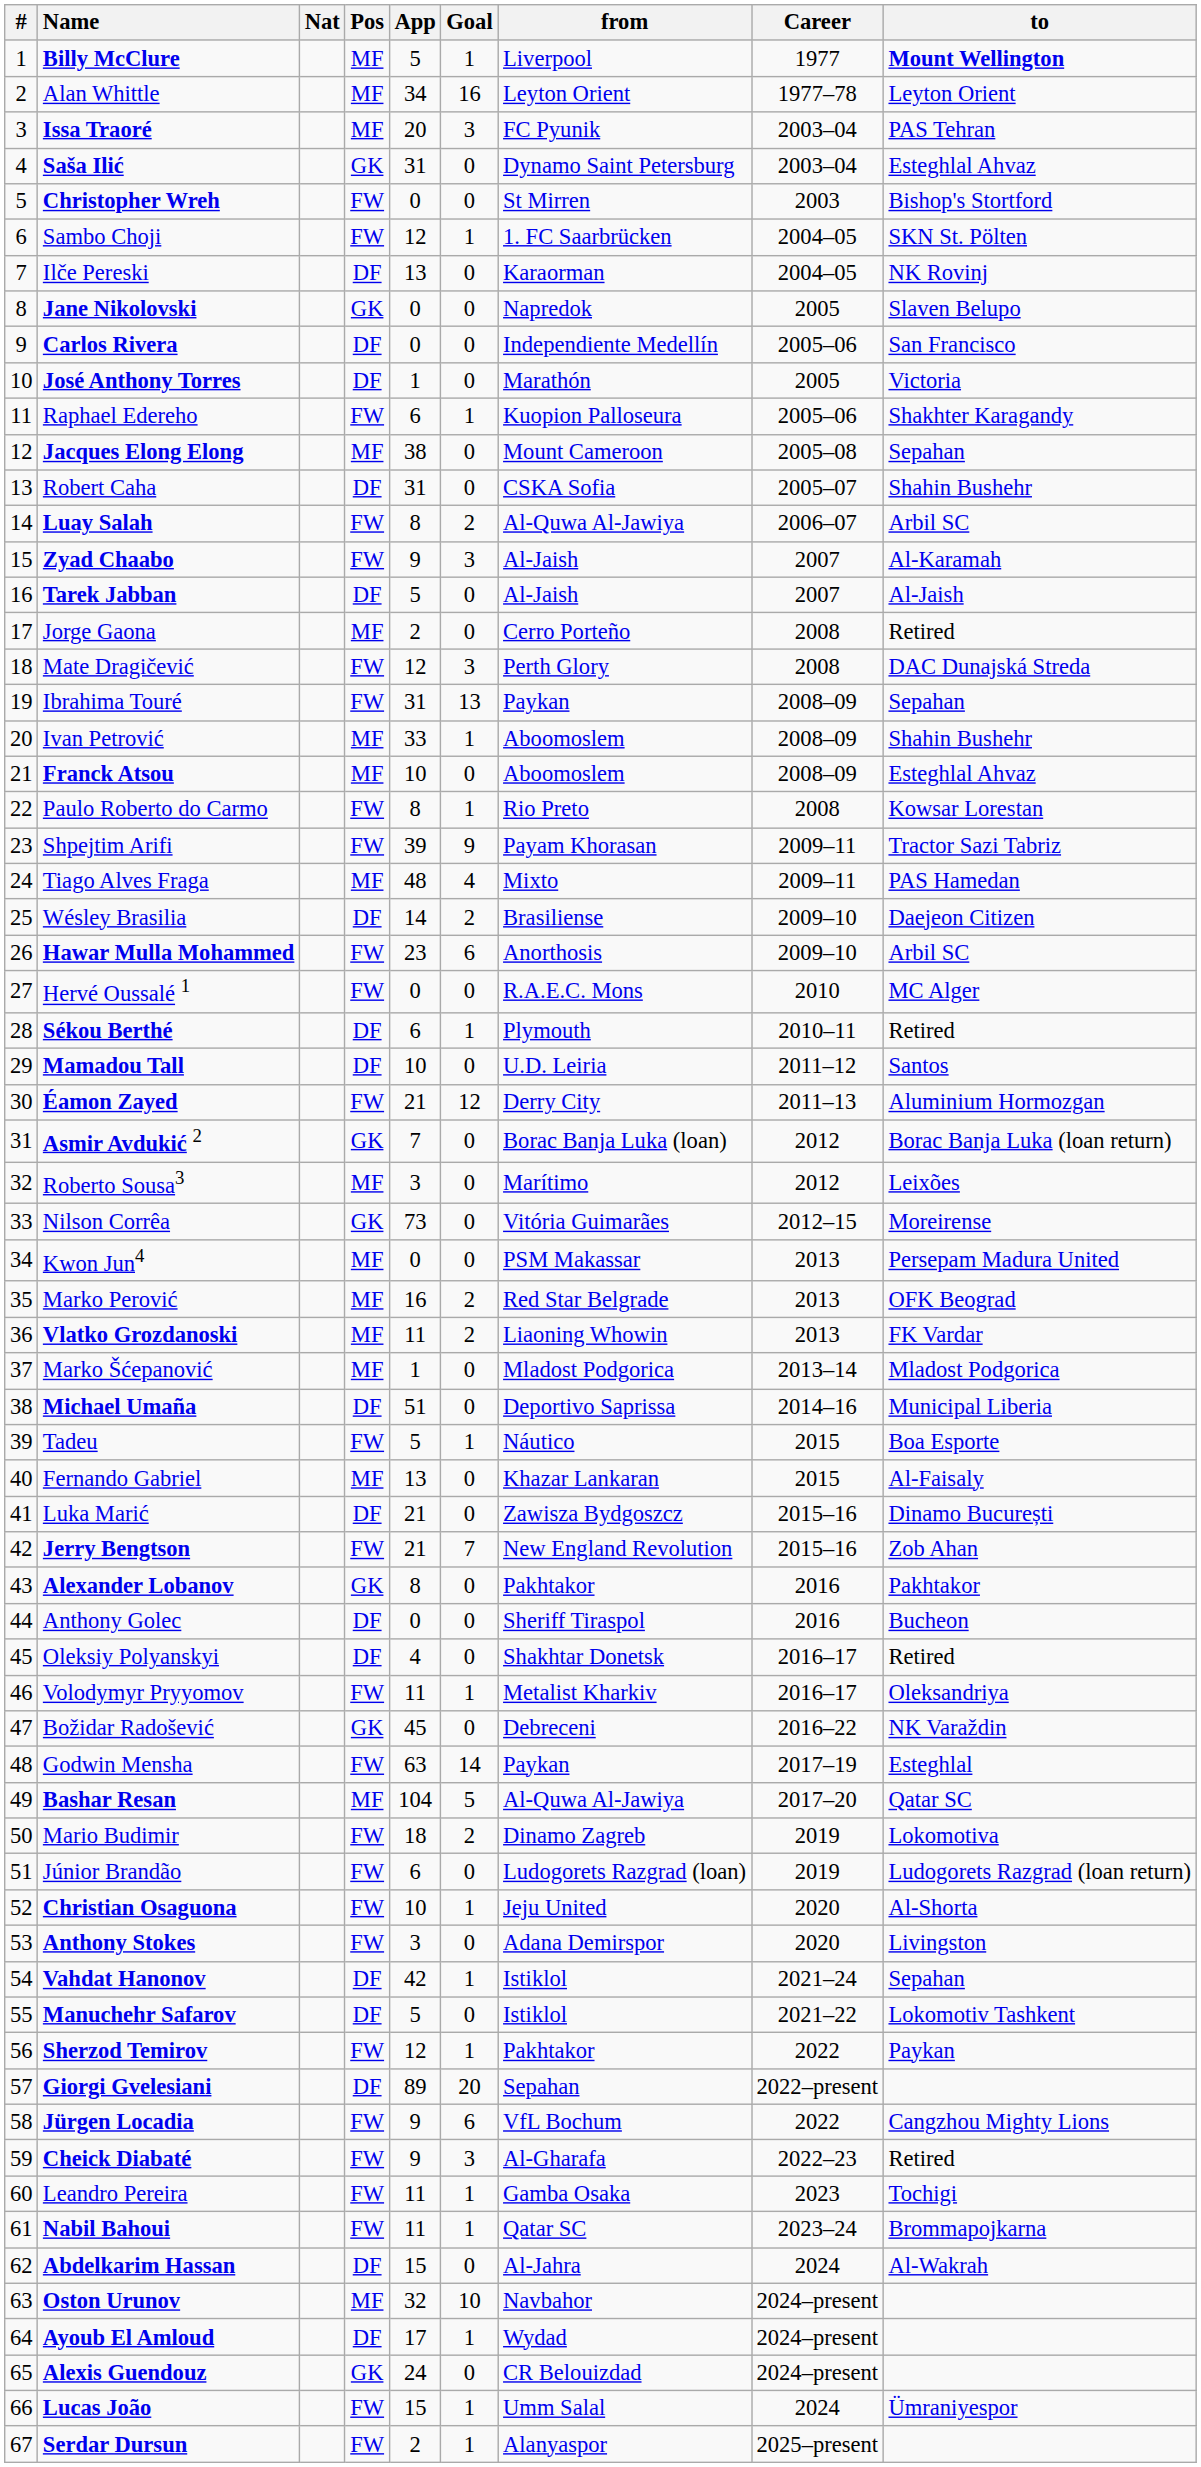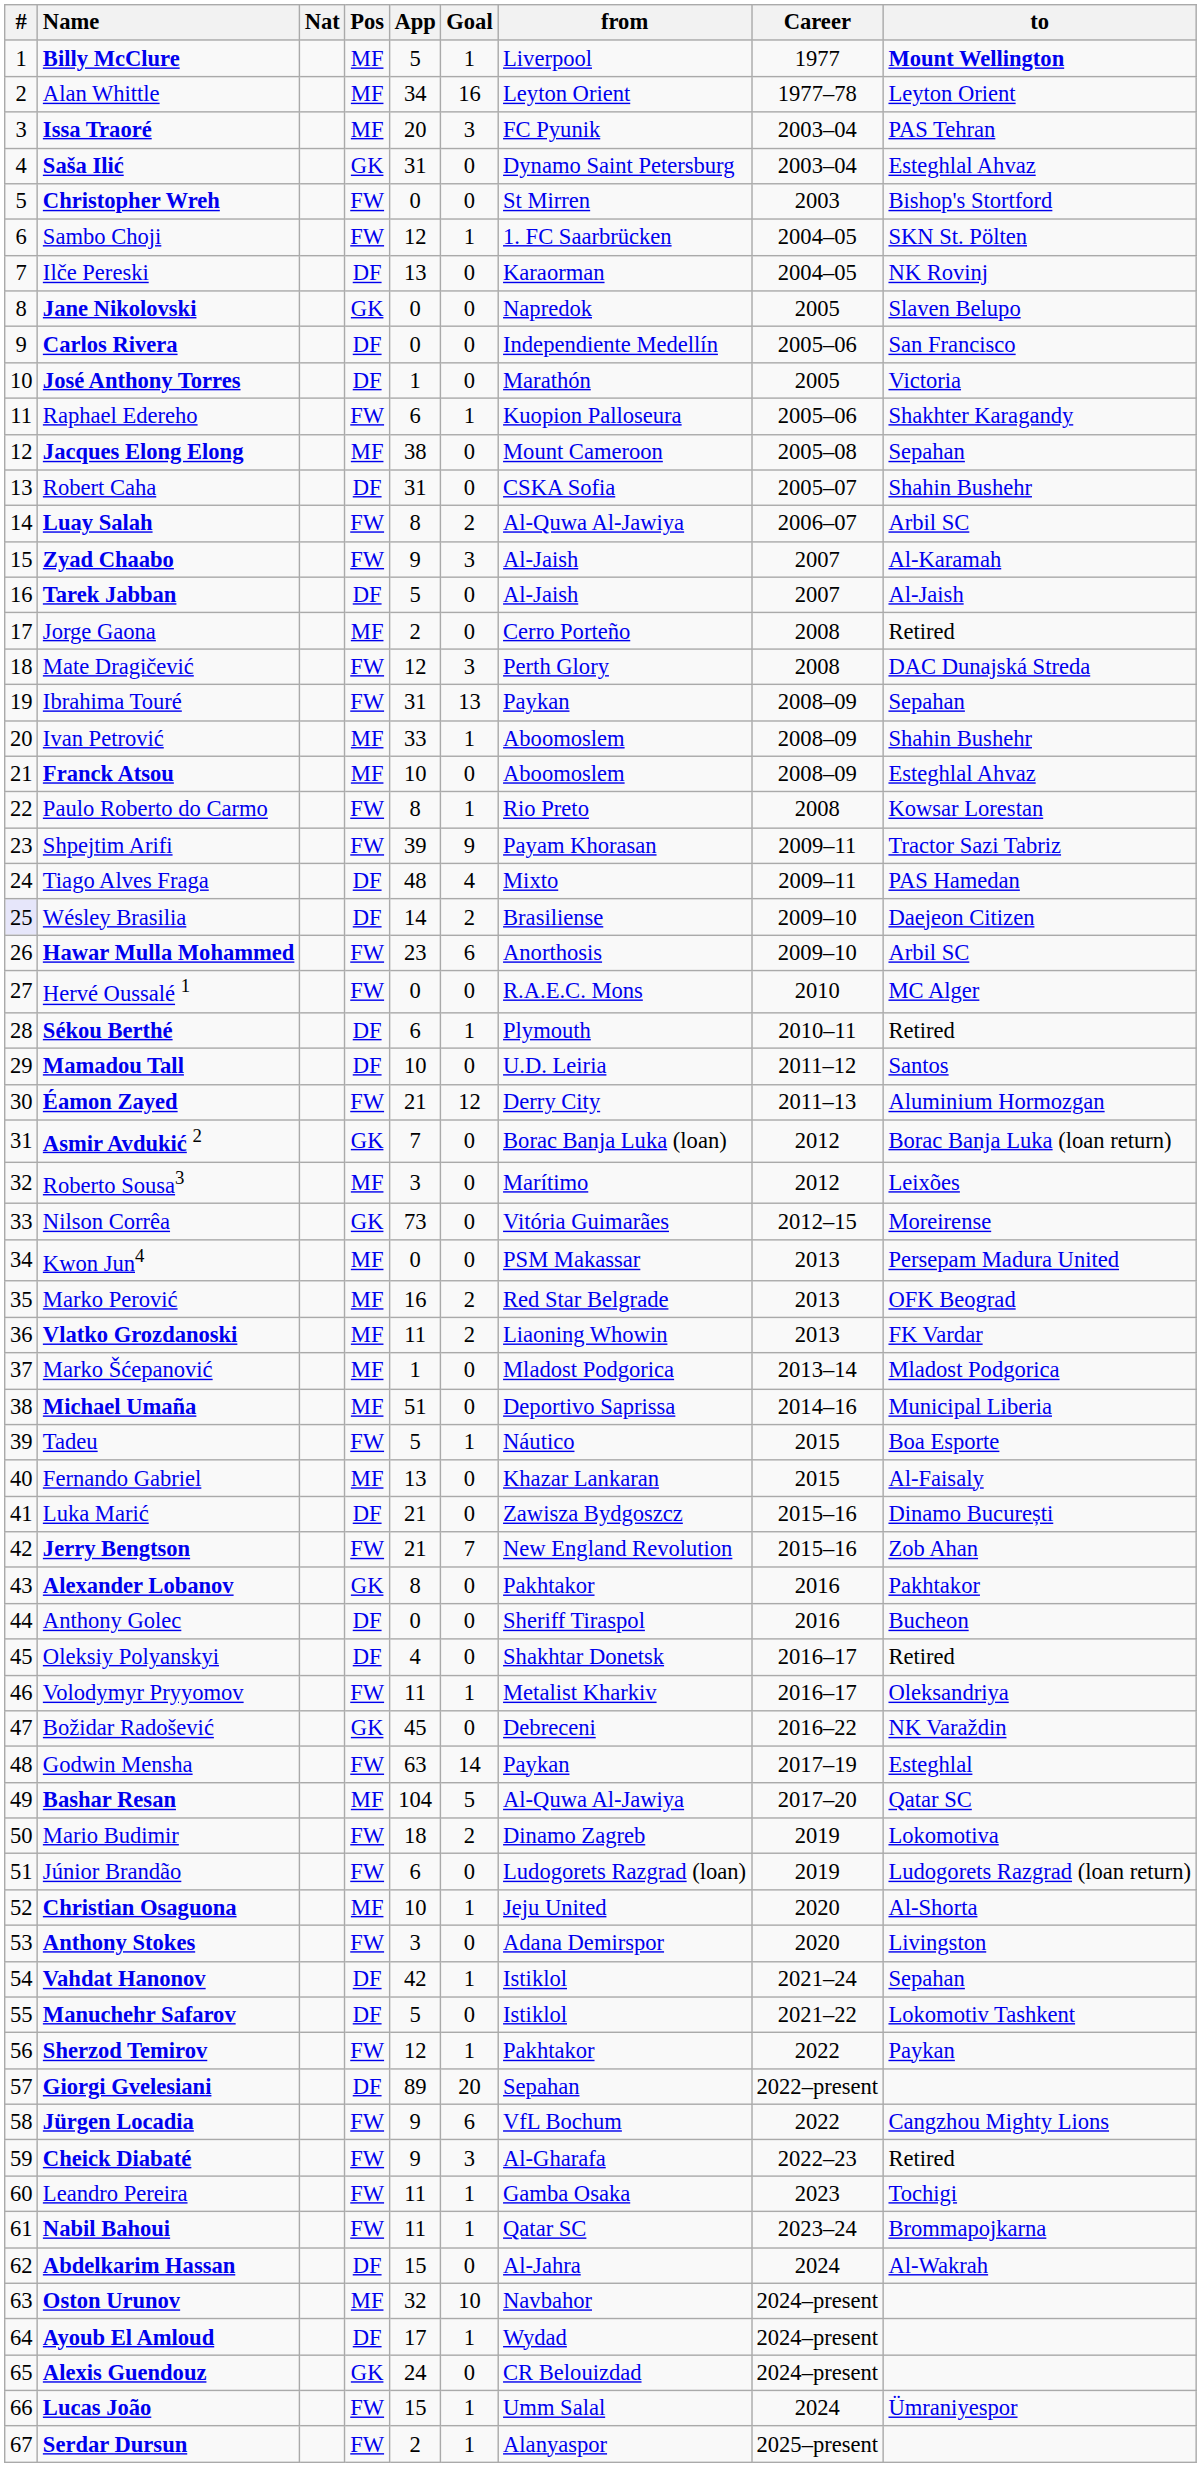(367, 881) MF -> (367, 881) DF
(21, 916) no background -> (21, 916) lavender background
(367, 1406) DF -> (367, 1406) MF
(367, 1907) FW -> (367, 1907) MF
